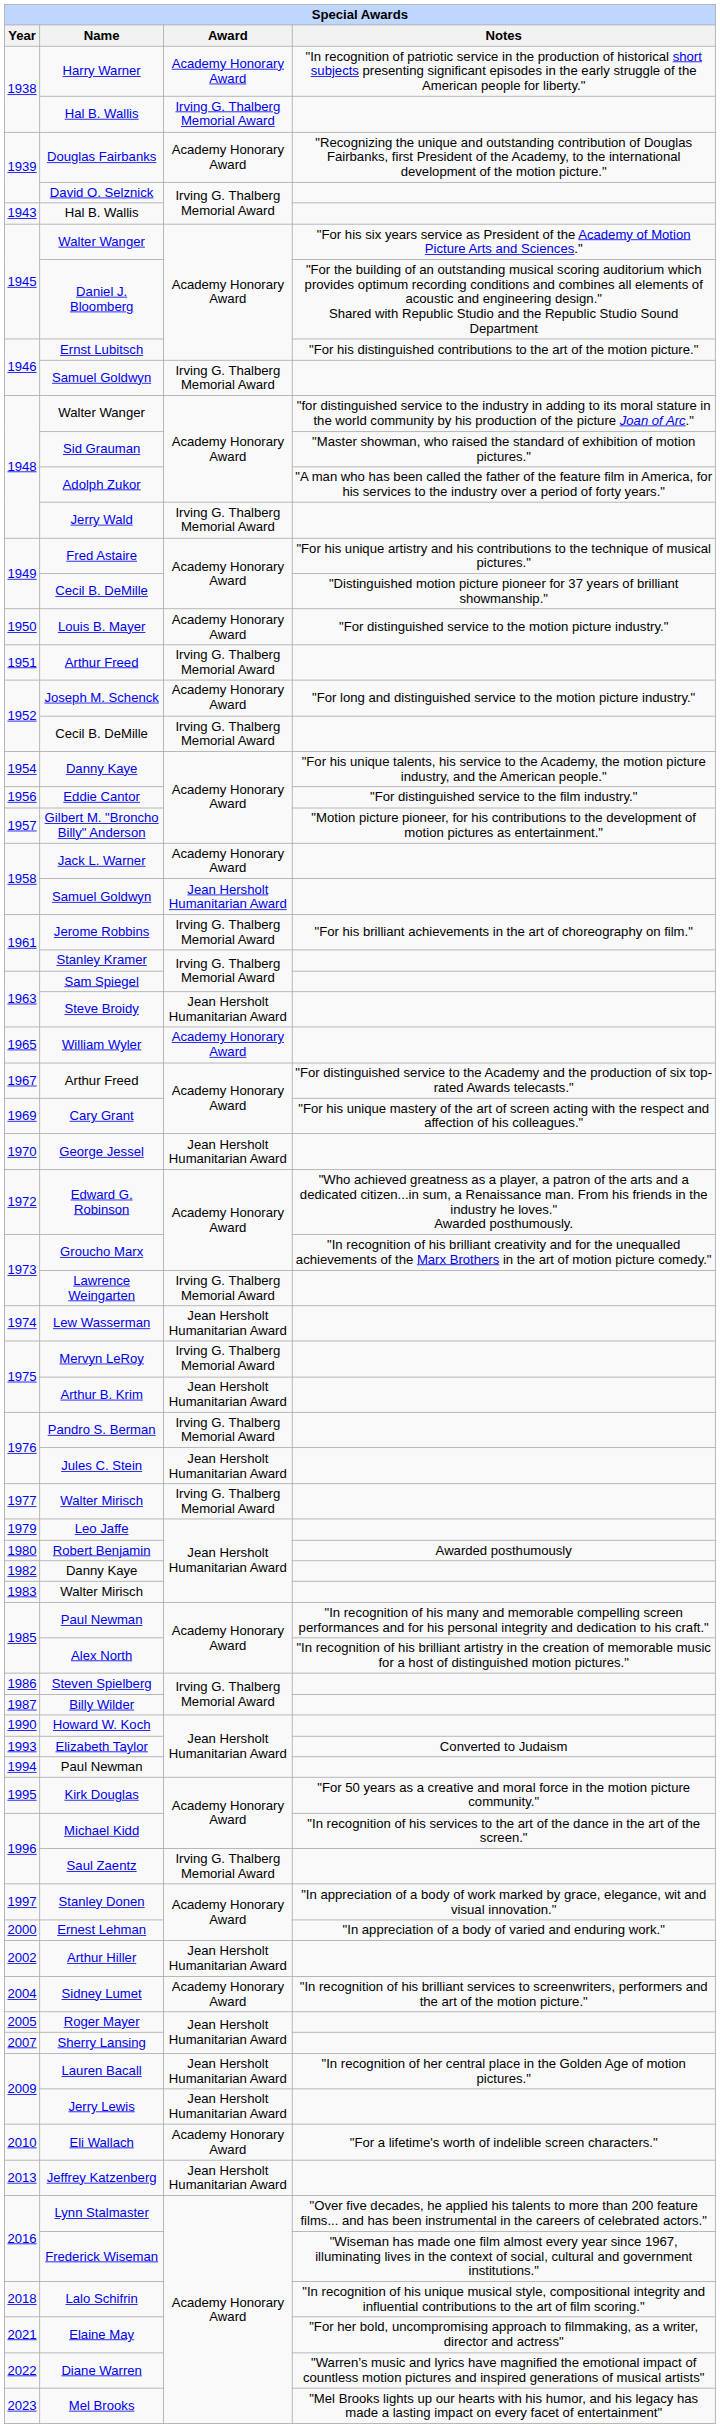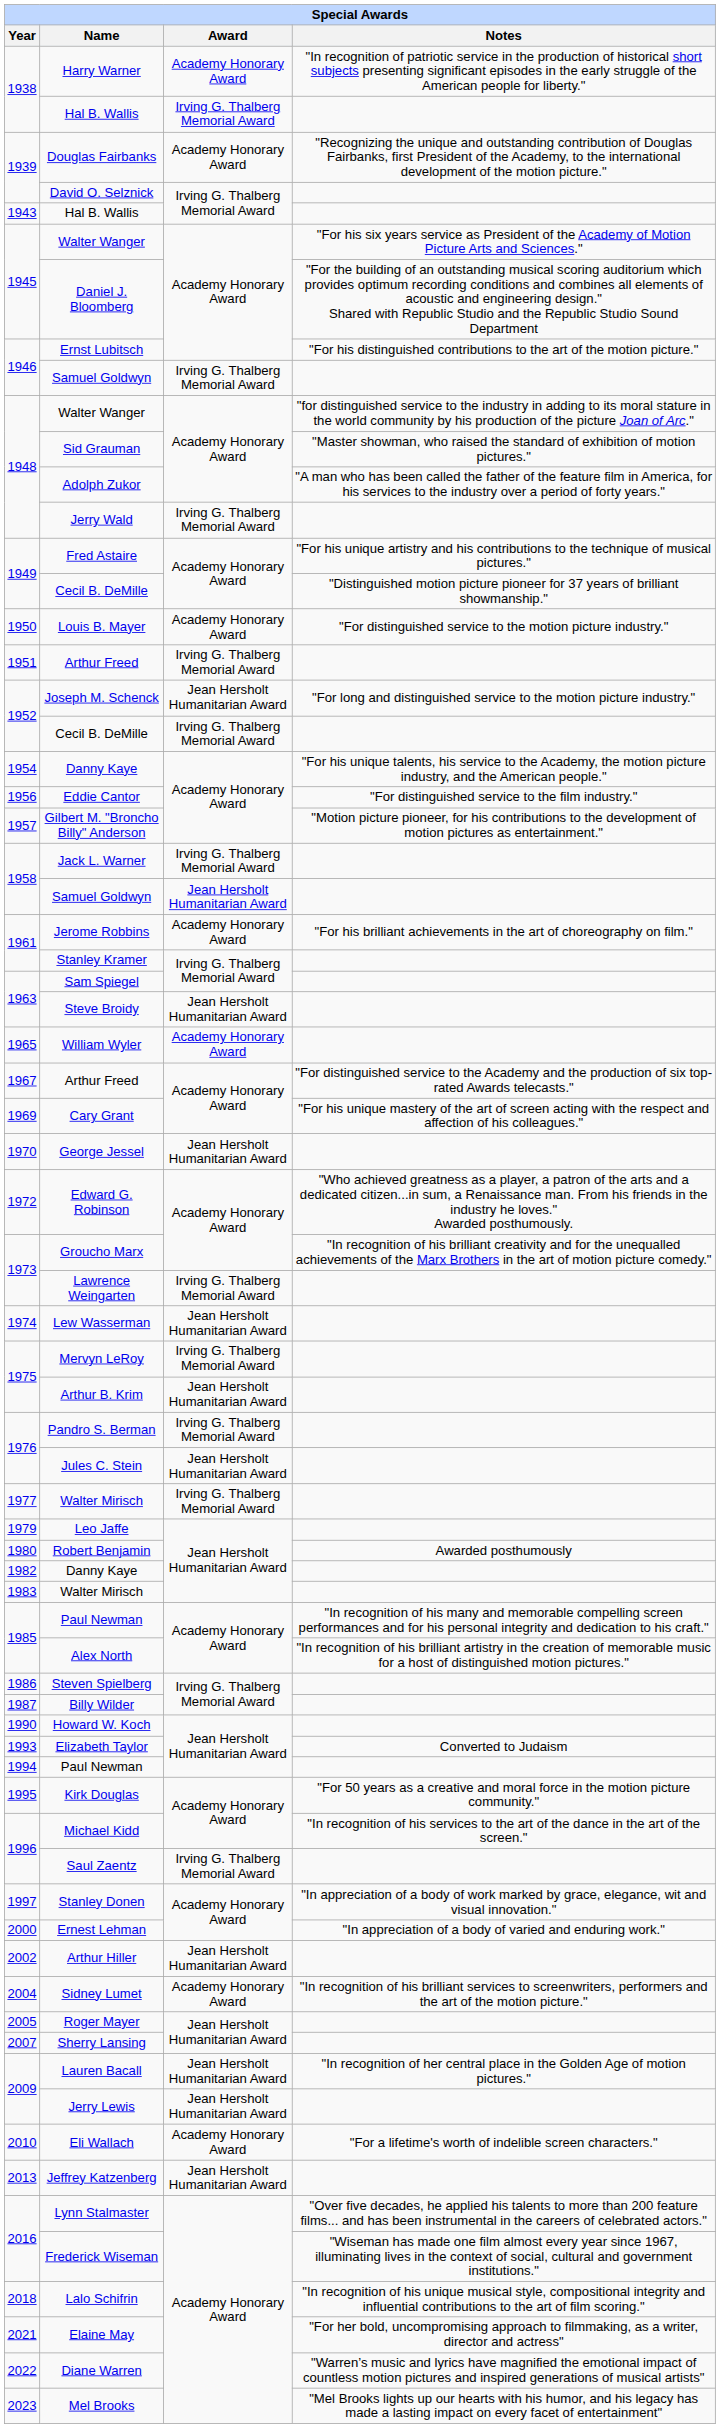(228, 698) Academy Honorary Award -> (228, 698) Jean Hersholt Humanitarian Award
(228, 861) Academy Honorary Award -> (228, 861) Irving G. Thalberg Memorial Award
(228, 932) Irving G. Thalberg Memorial Award -> (228, 932) Academy Honorary Award
